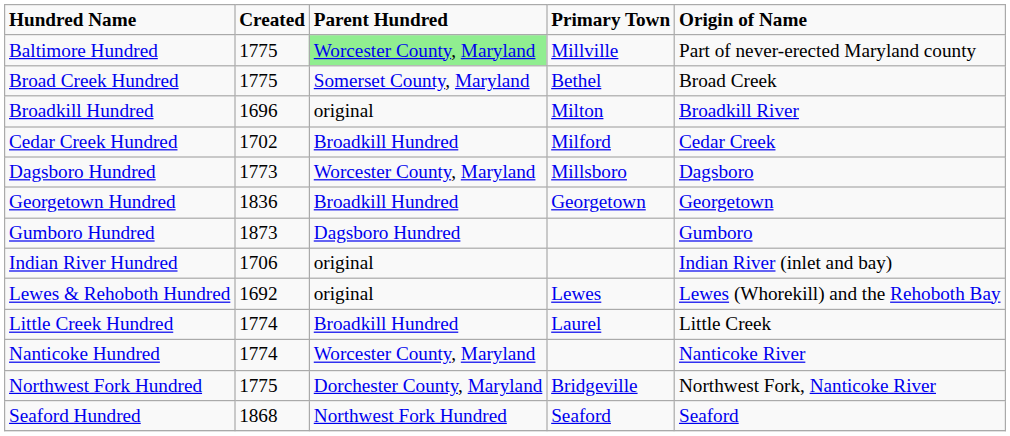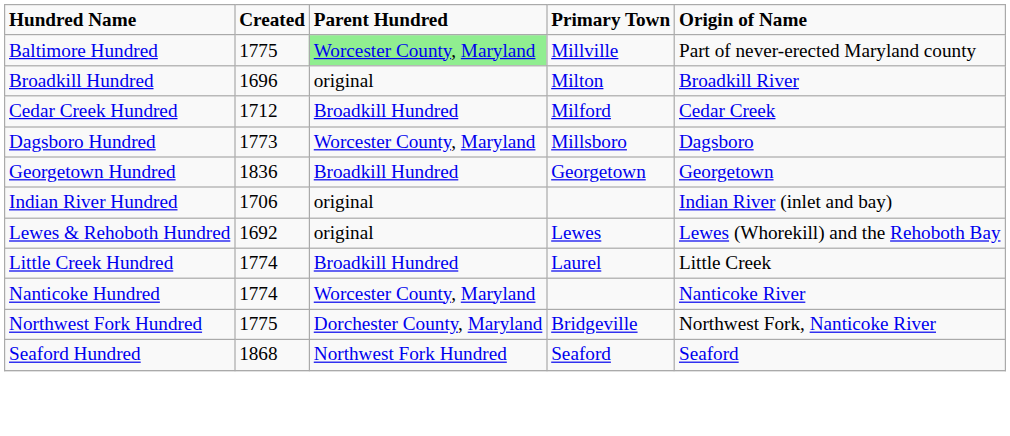- row: (94, 80)
(258, 141) 1702 -> (258, 111) 1712
- row: (82, 232)
